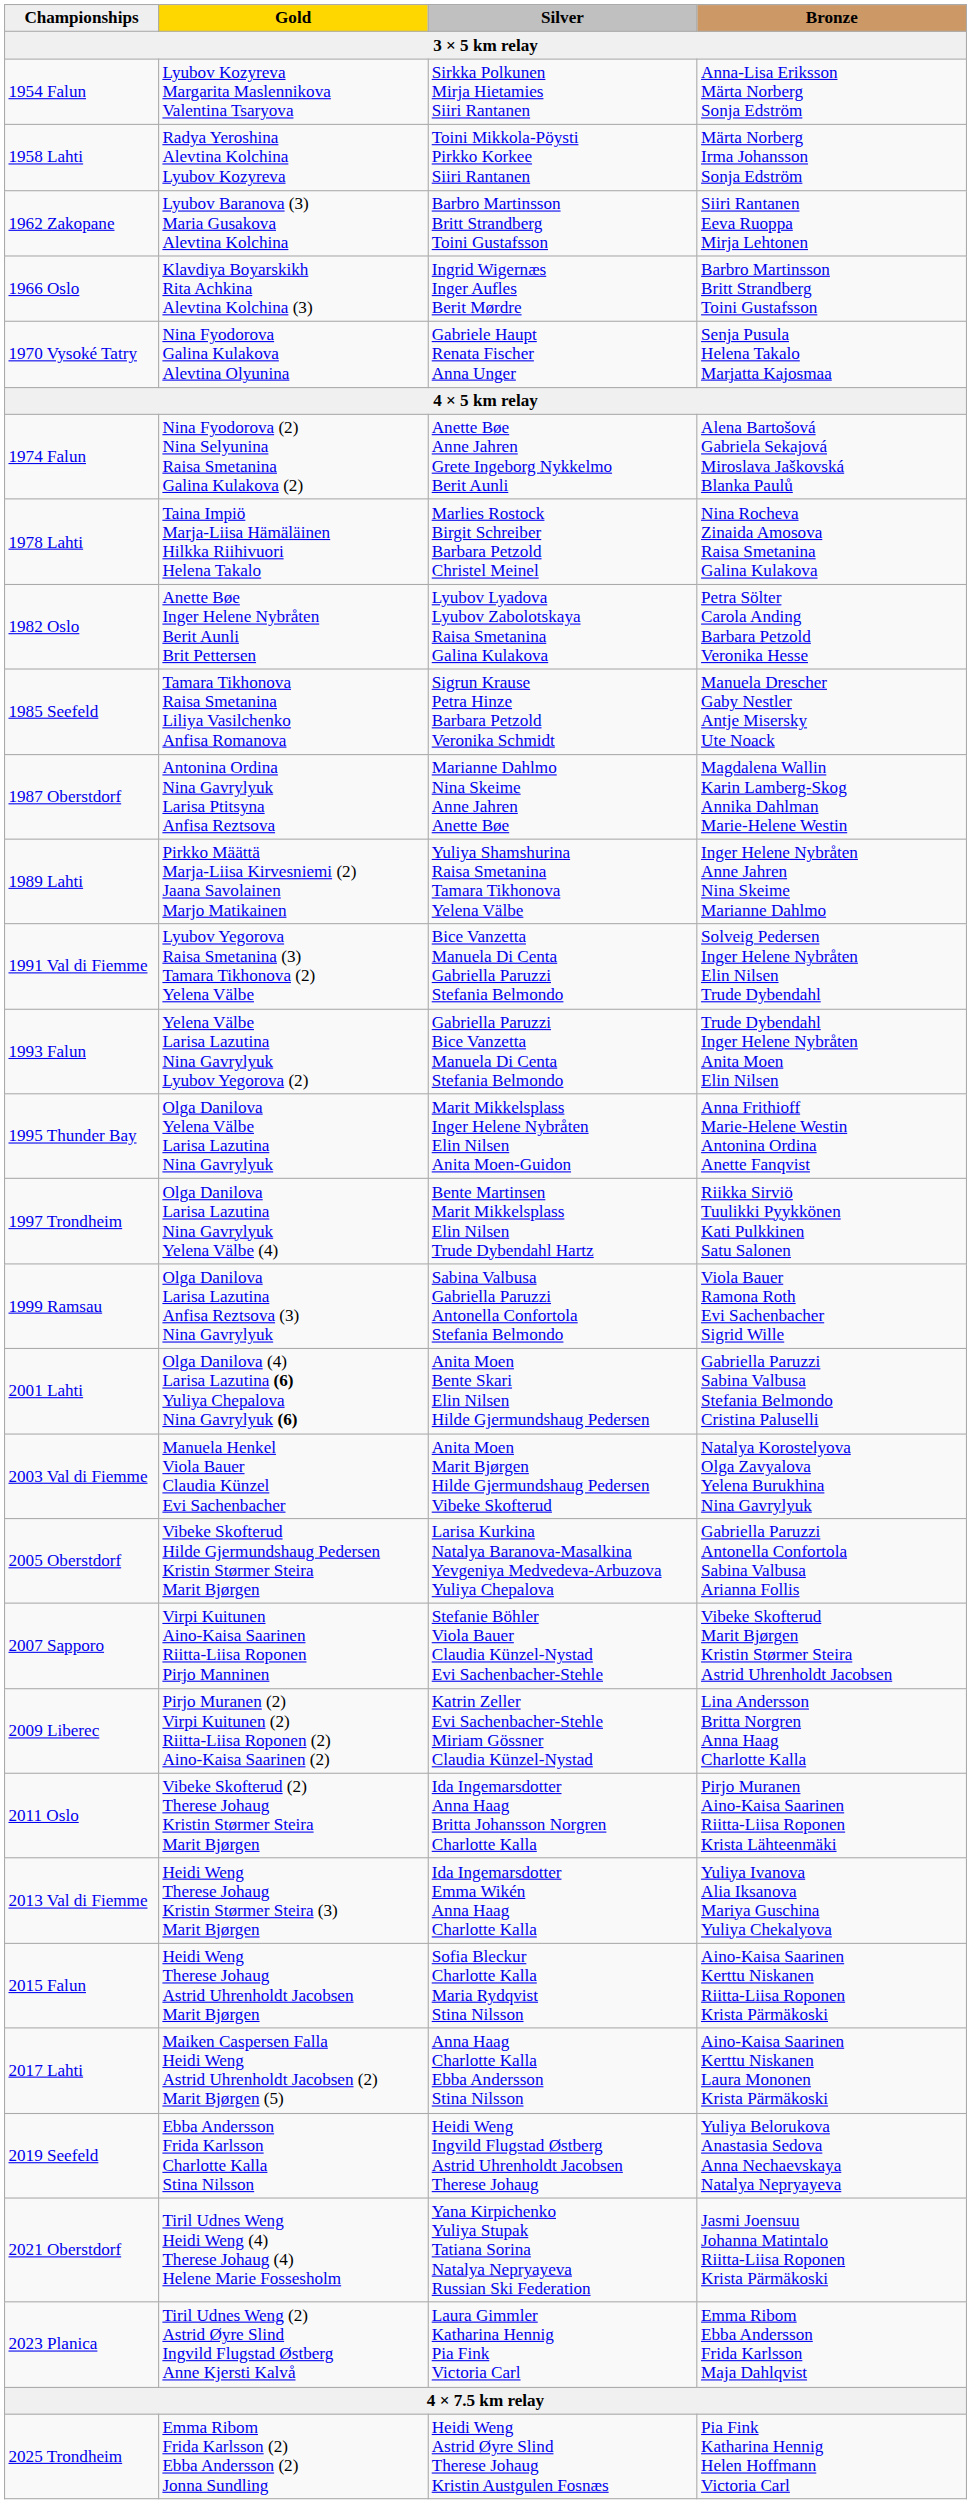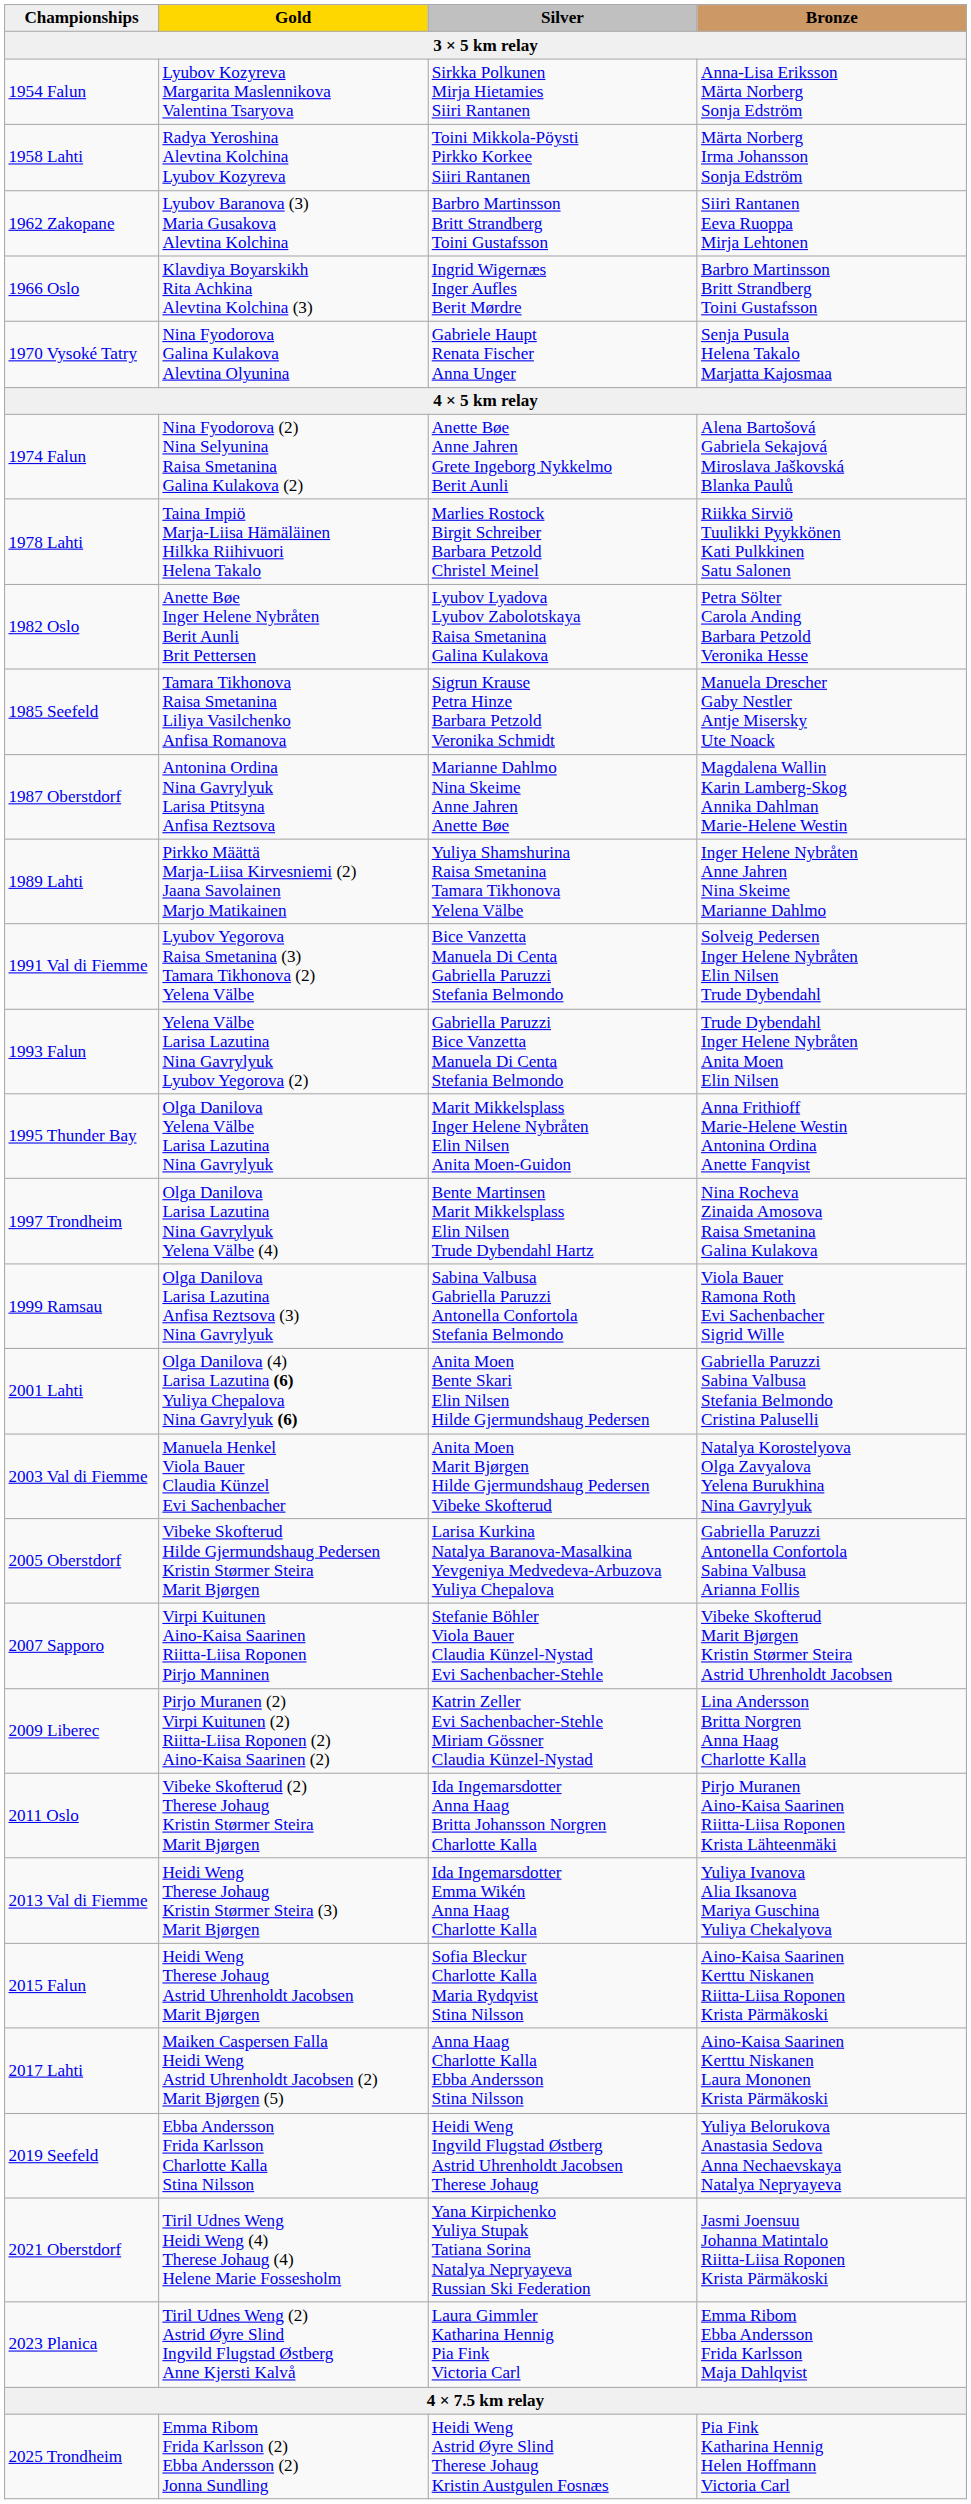(762, 541) Nina Rocheva Zinaida Amosova Raisa Smetanina Galina Kulakova -> (771, 541) Riikka Sirviö Tuulikki Pyykkönen Kati Pulkkinen Satu Salonen
(771, 1221) Riikka Sirviö Tuulikki Pyykkönen Kati Pulkkinen Satu Salonen -> (762, 1221) Nina Rocheva Zinaida Amosova Raisa Smetanina Galina Kulakova
